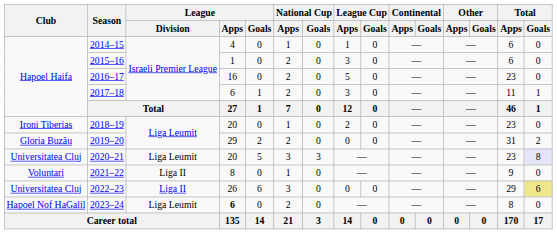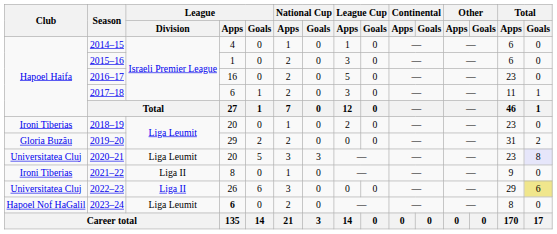(46, 173) Voluntari -> (46, 173) Ironi Tiberias
